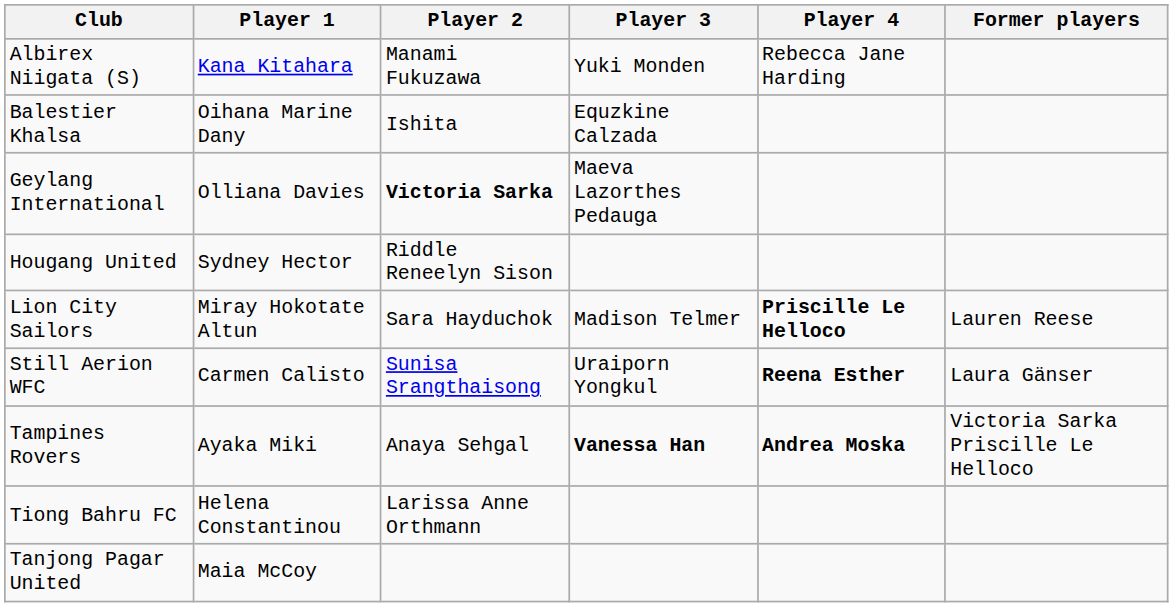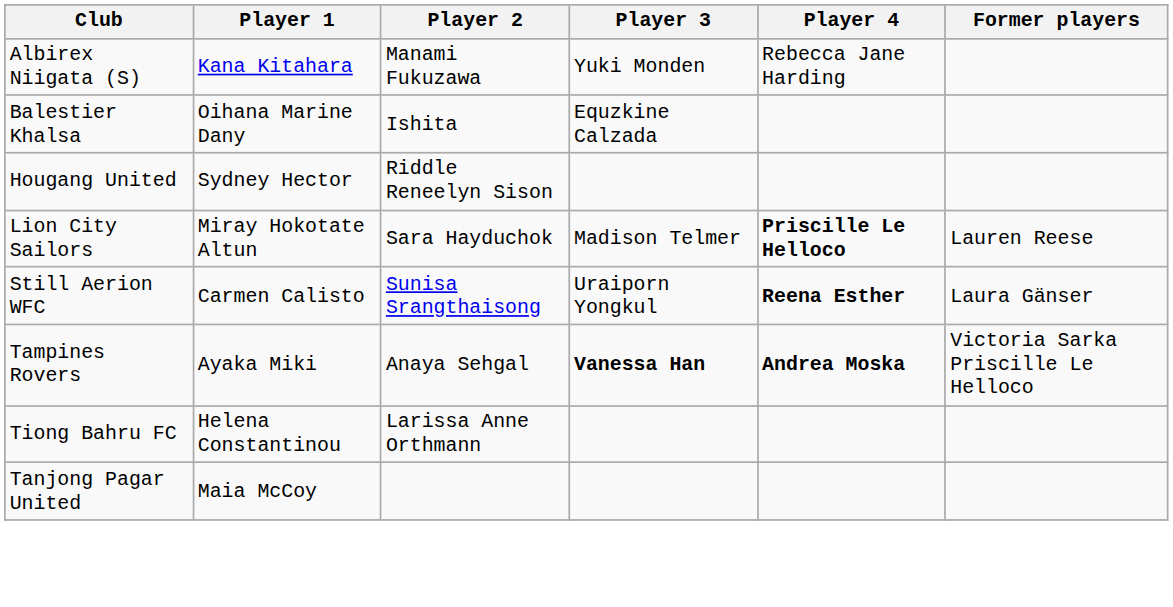- row: (87, 193)
